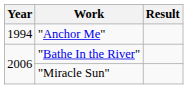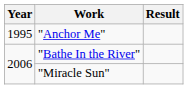(20, 34) 1994 -> (20, 34) 1995
